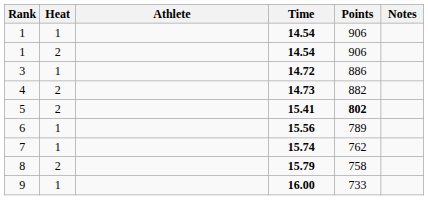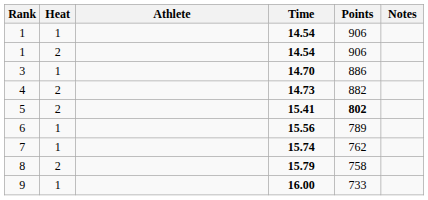(301, 71) 14.72 -> (301, 71) 14.70
